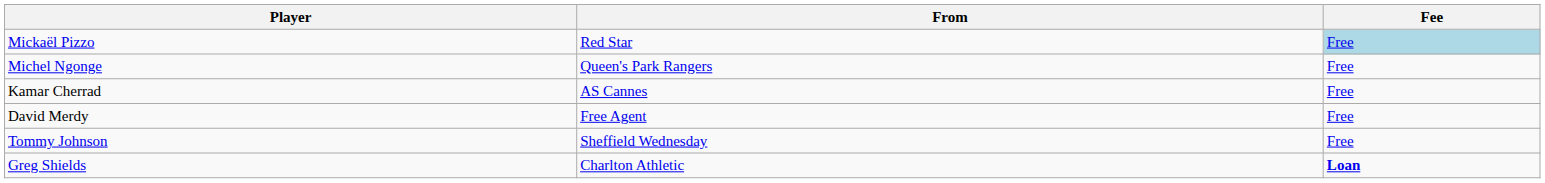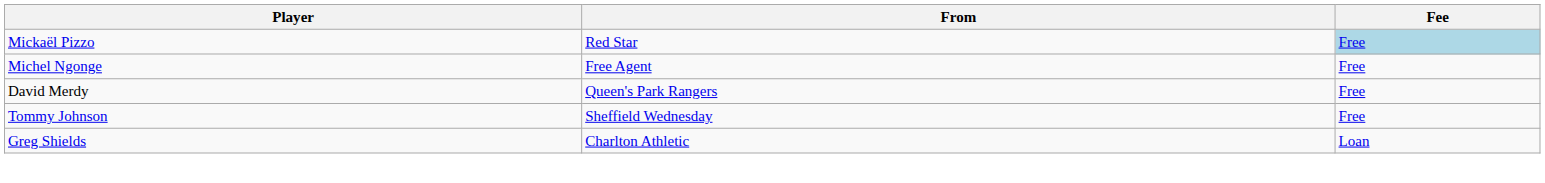(646, 66) Queen's Park Rangers -> (618, 66) Free Agent
- row: (55, 91)
(613, 116) Free Agent -> (651, 91) Queen's Park Rangers
(1344, 165) bold -> (1354, 141) normal
